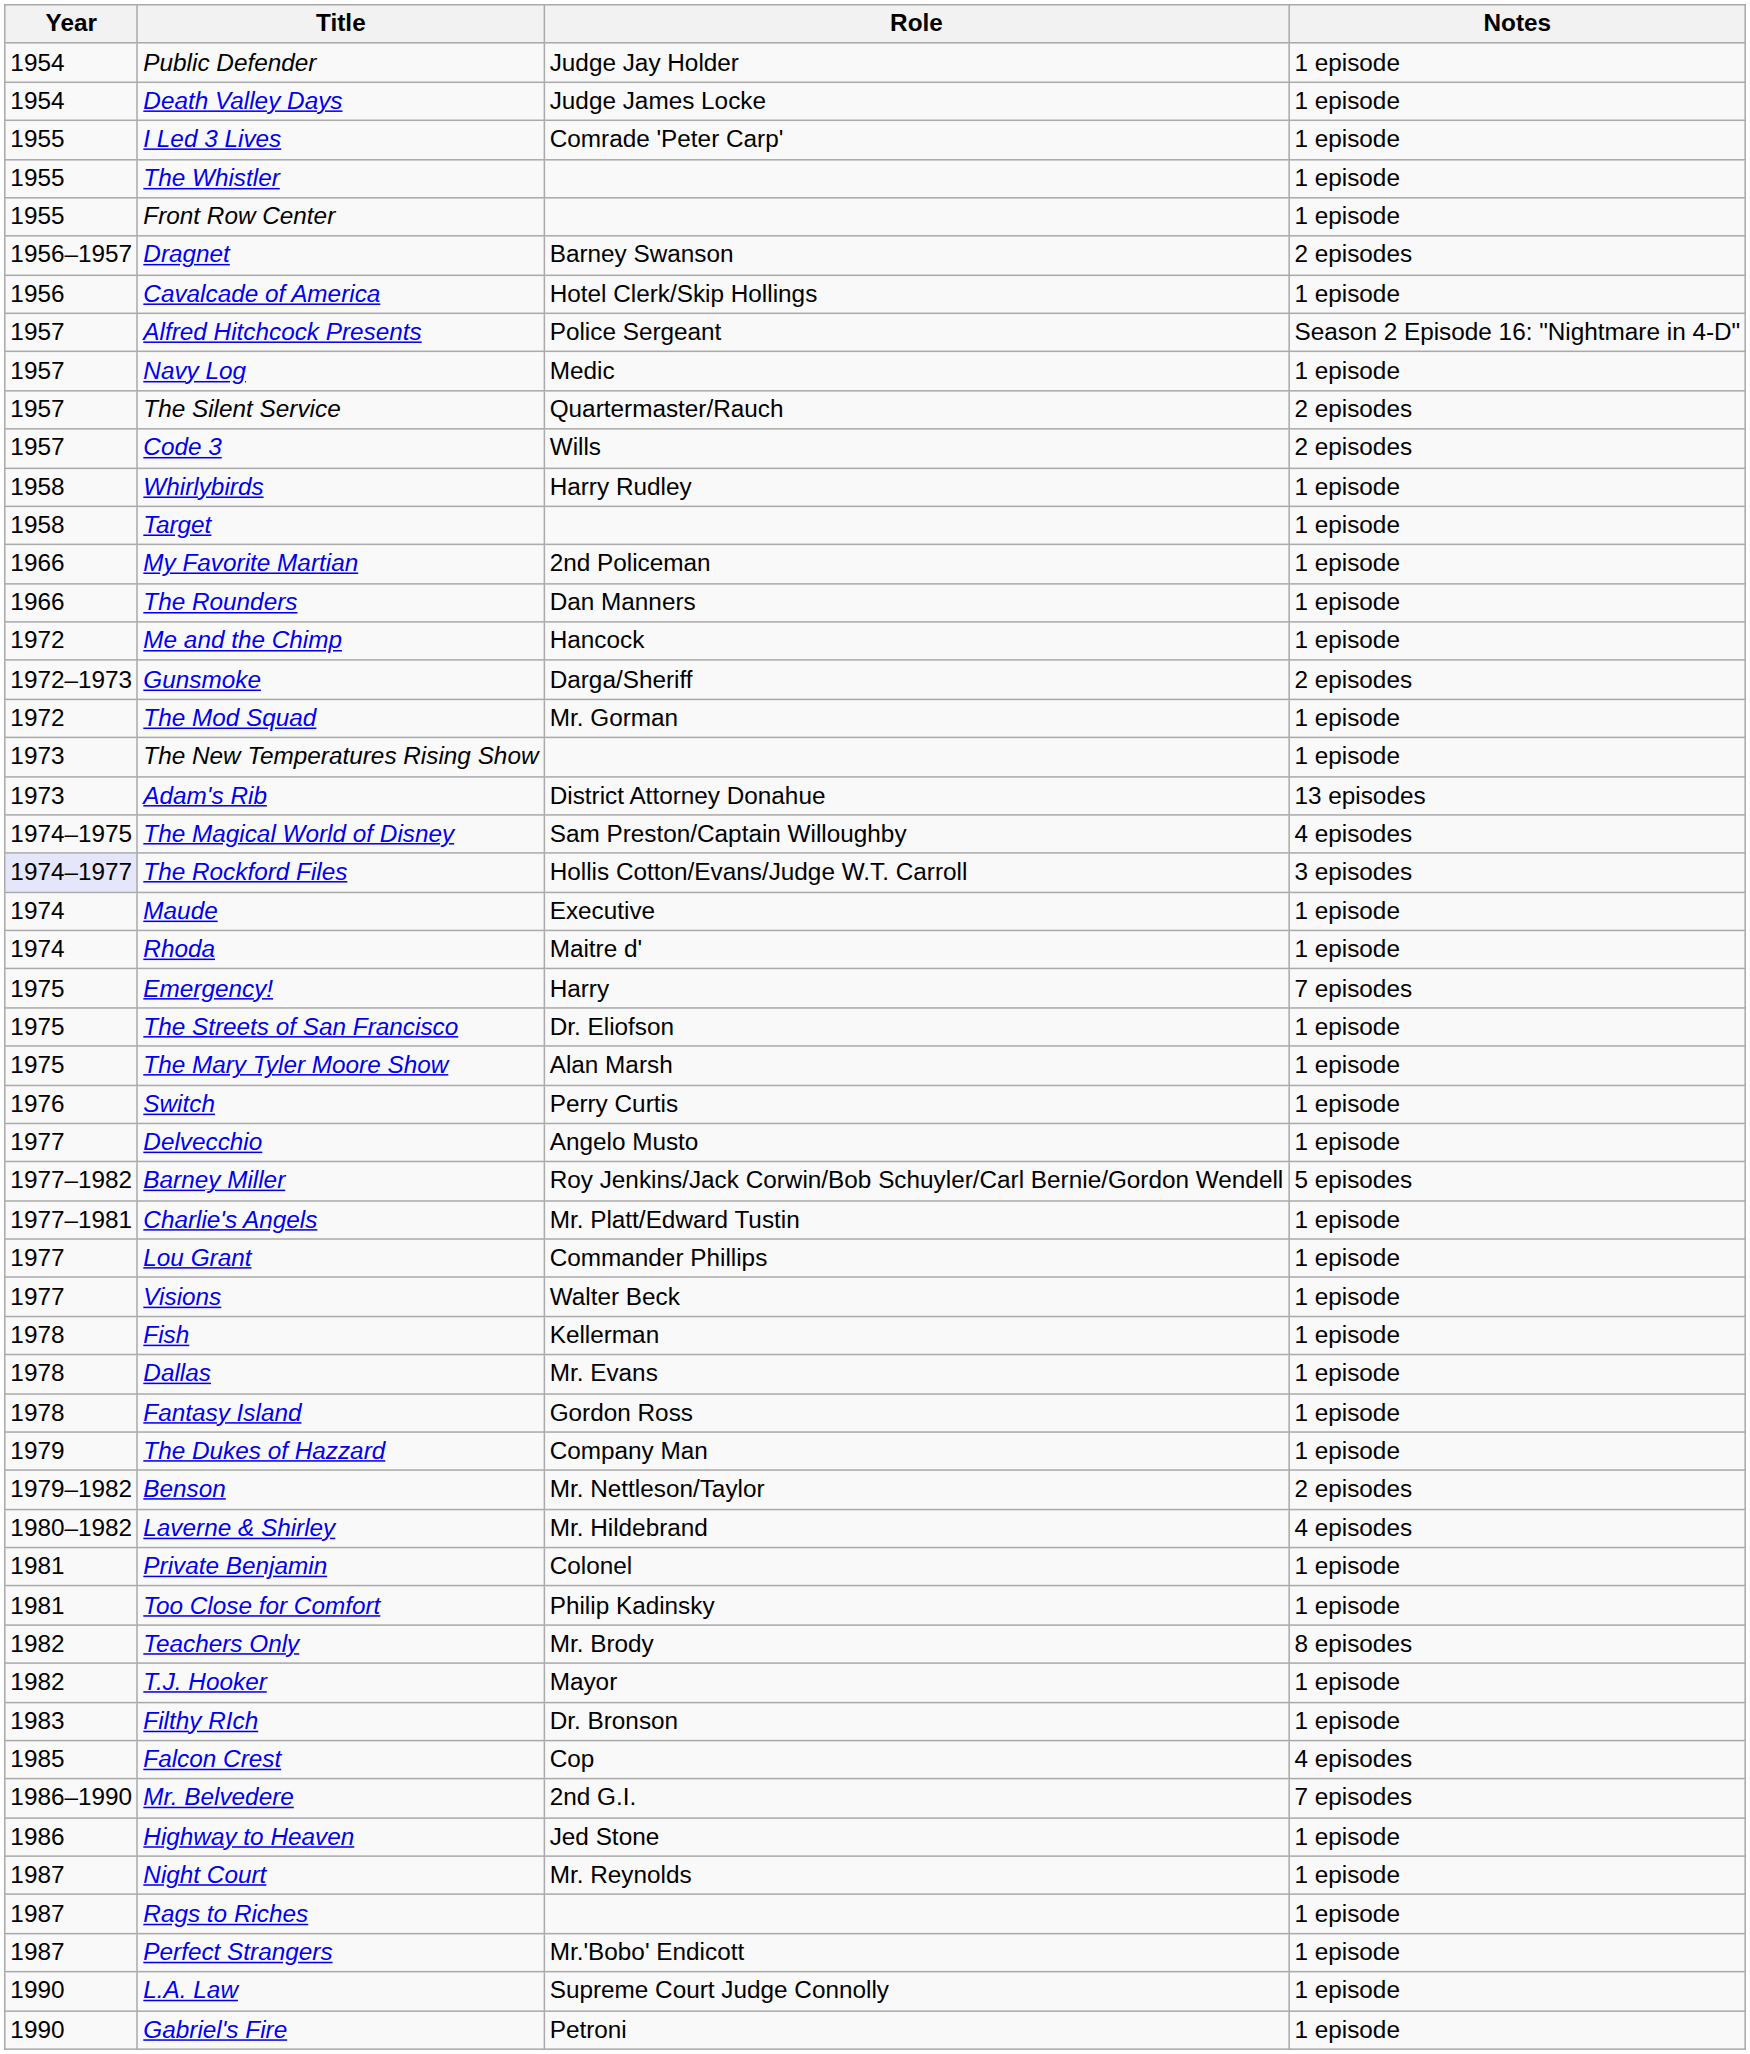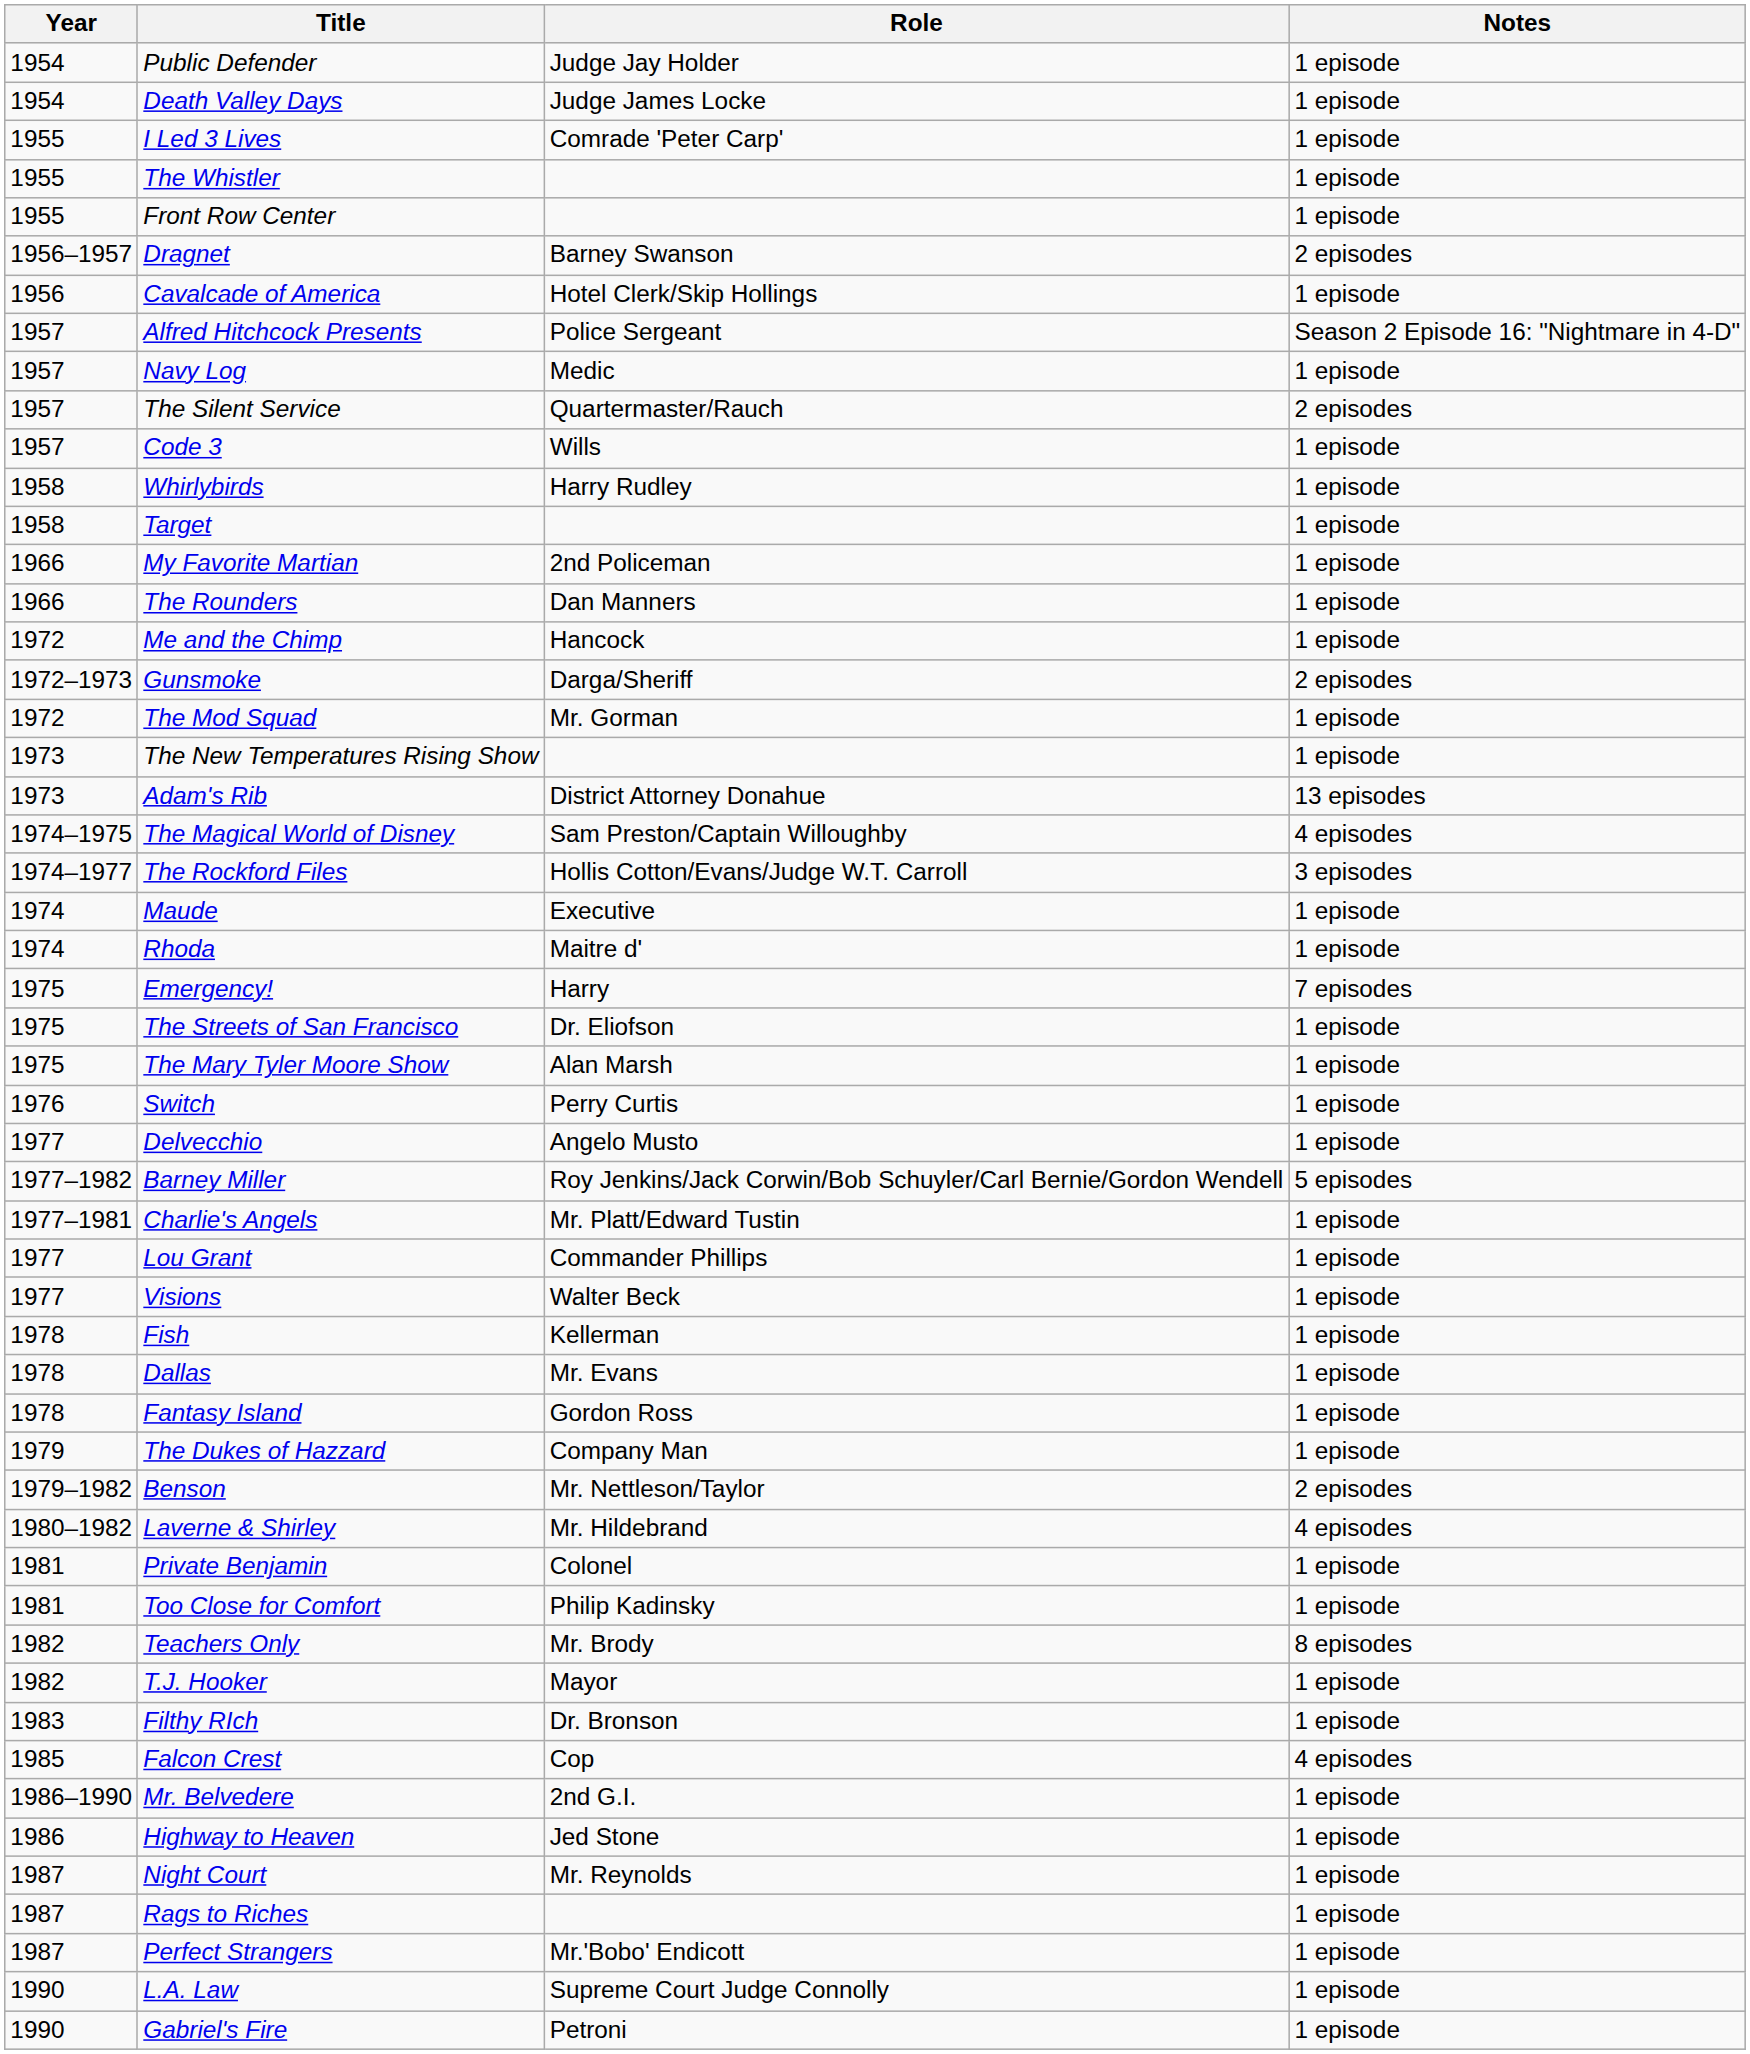(1353, 448) 2 episodes -> (1347, 448) 1 episode
(71, 872) lavender background -> (71, 872) no background
(1353, 1798) 7 episodes -> (1347, 1798) 1 episode
